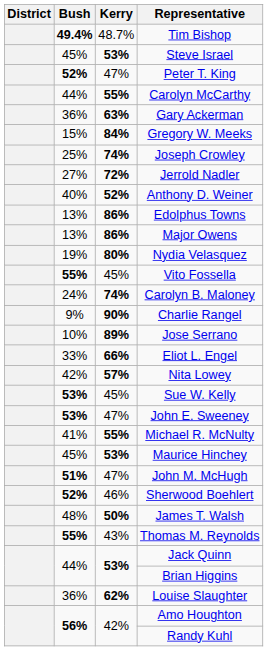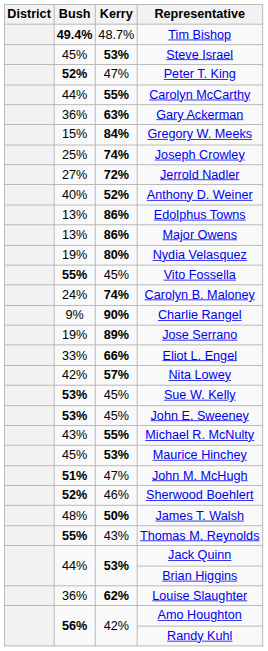(75, 335) 10% -> (75, 335) 19%
(116, 415) 47% -> (116, 415) 45%
(75, 435) 41% -> (75, 435) 43%
